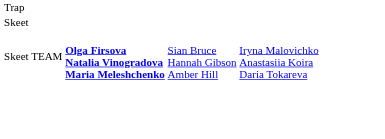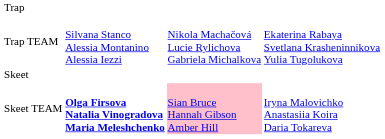+ row: (31, 41)
(202, 62) no background -> (202, 115) pink background
